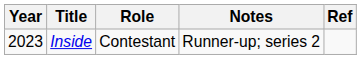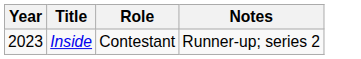- column: (340, 16)
